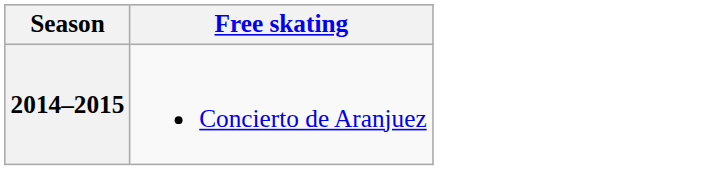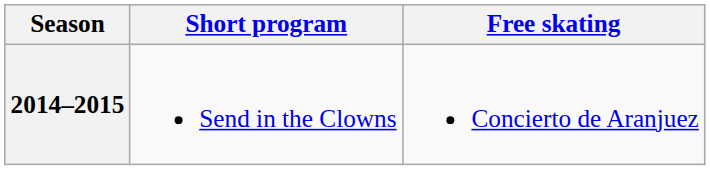+ column: (266, 24)
